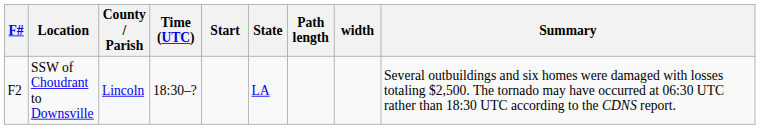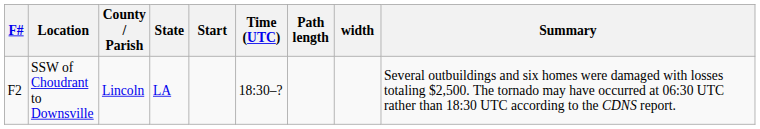columns swapped: (268, 30) <-> (176, 30)
